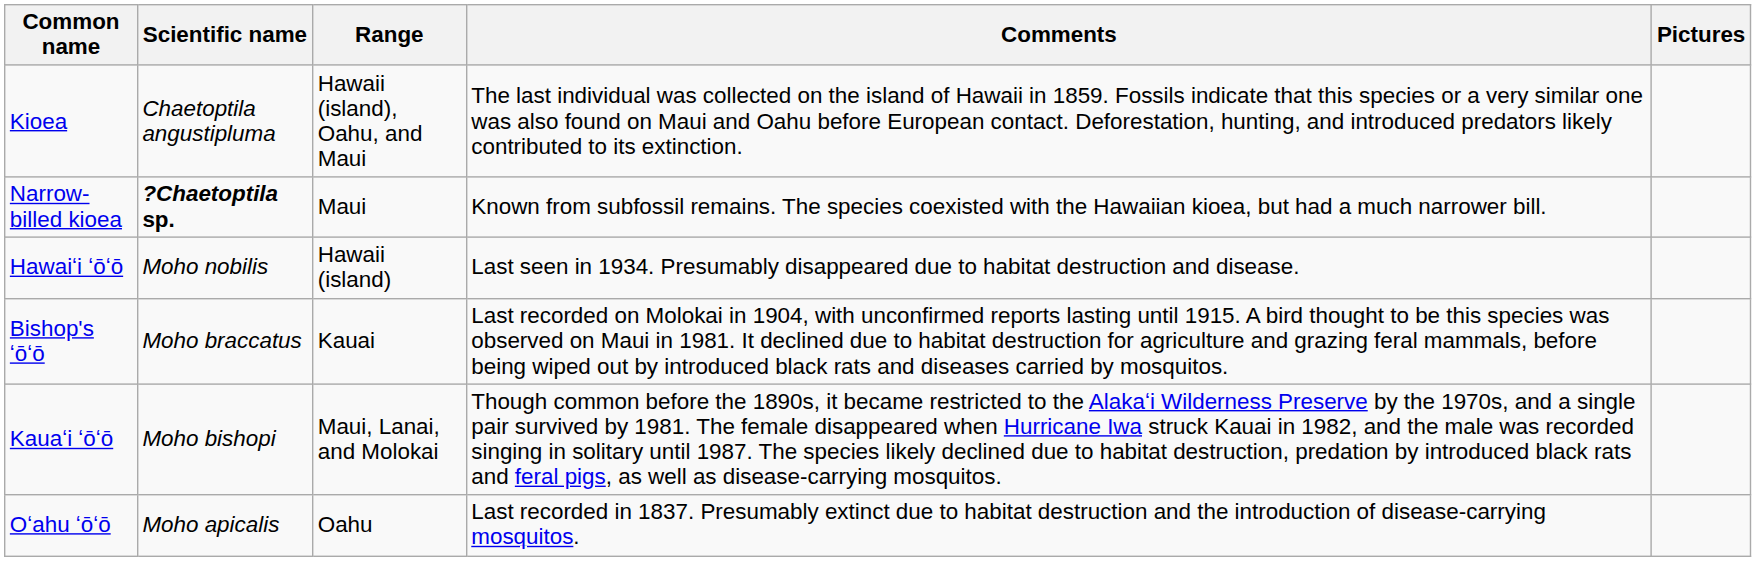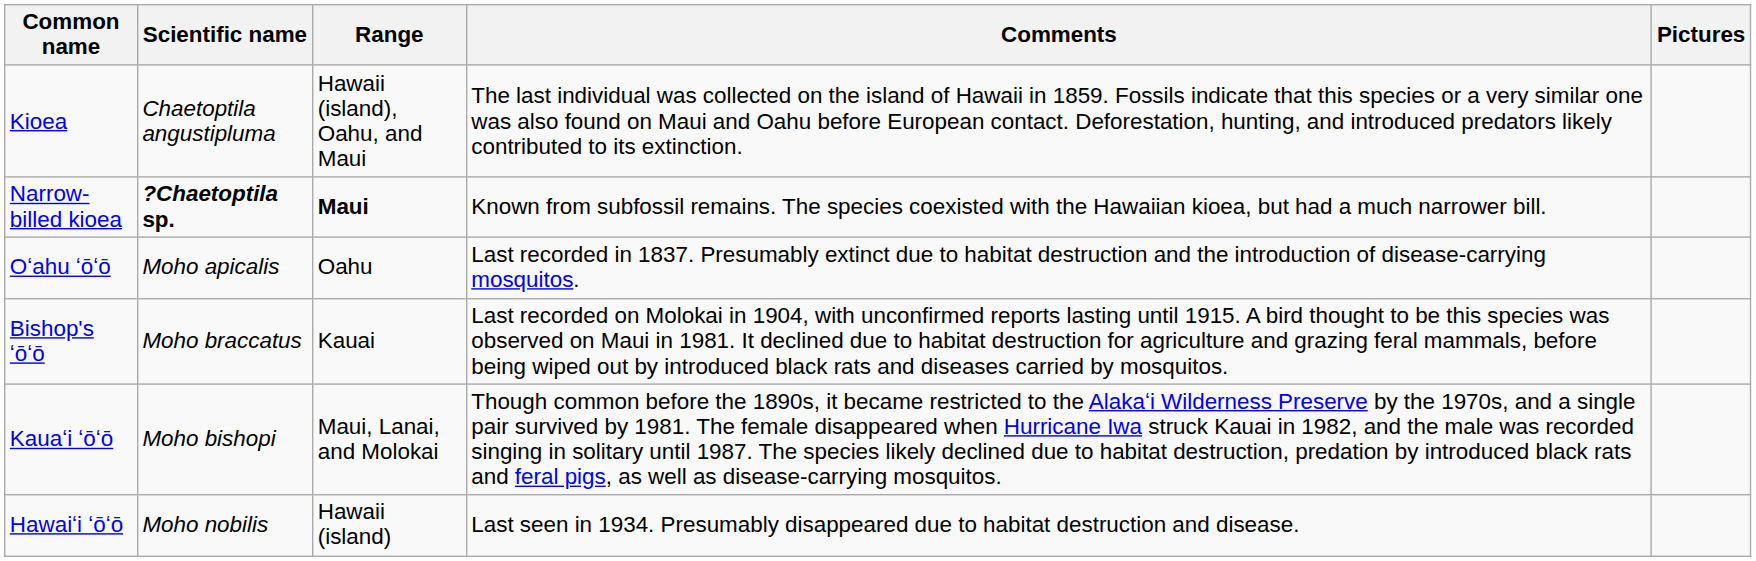(342, 206) normal -> (343, 206) bold
rows swapped: (60, 525) <-> (67, 267)
